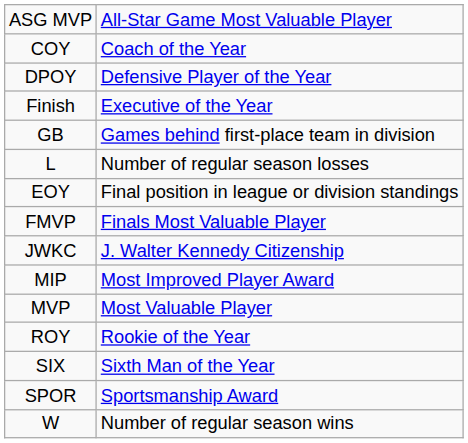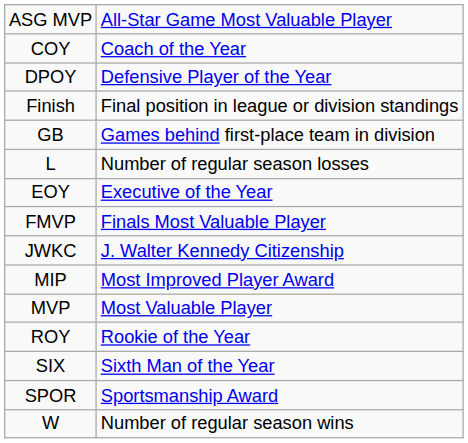(187, 106) Executive of the Year -> (280, 106) Final position in league or division standings
(280, 193) Final position in league or division standings -> (187, 193) Executive of the Year
